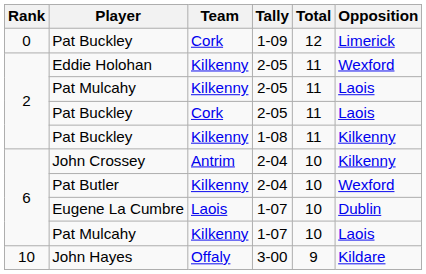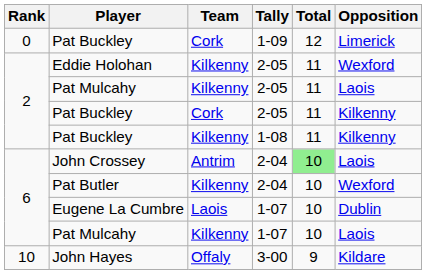(356, 112) Laois -> (367, 112) Kilkenny
(314, 161) no background -> (314, 161) lightgreen background
(367, 161) Kilkenny -> (356, 161) Laois
